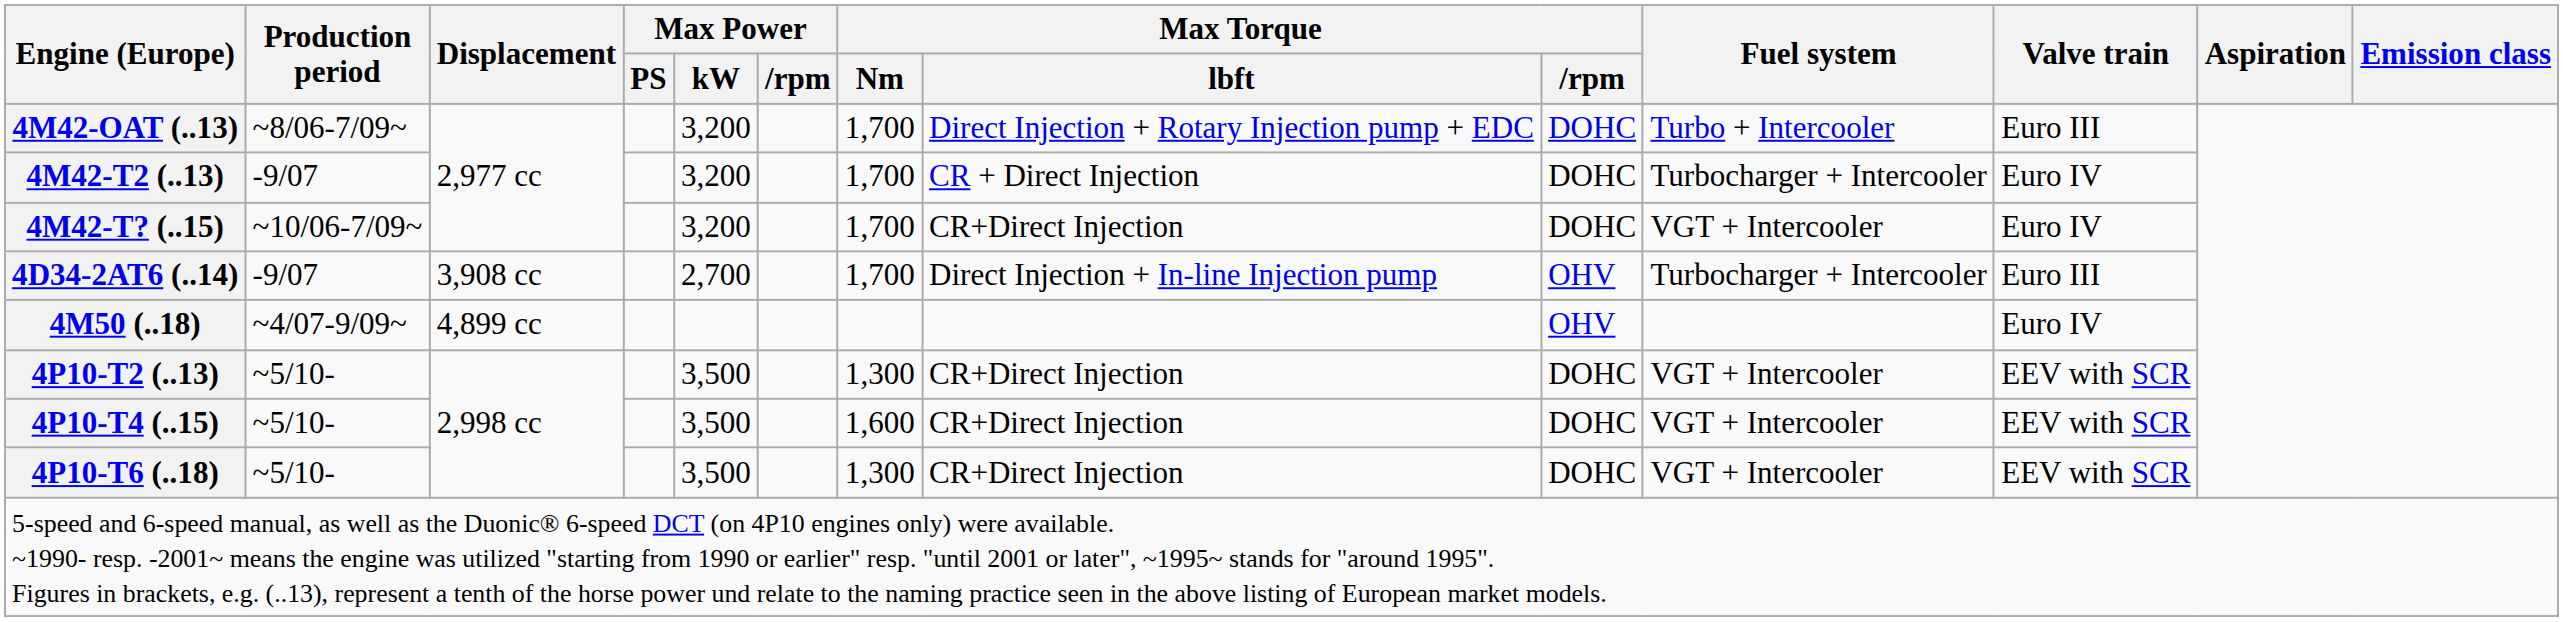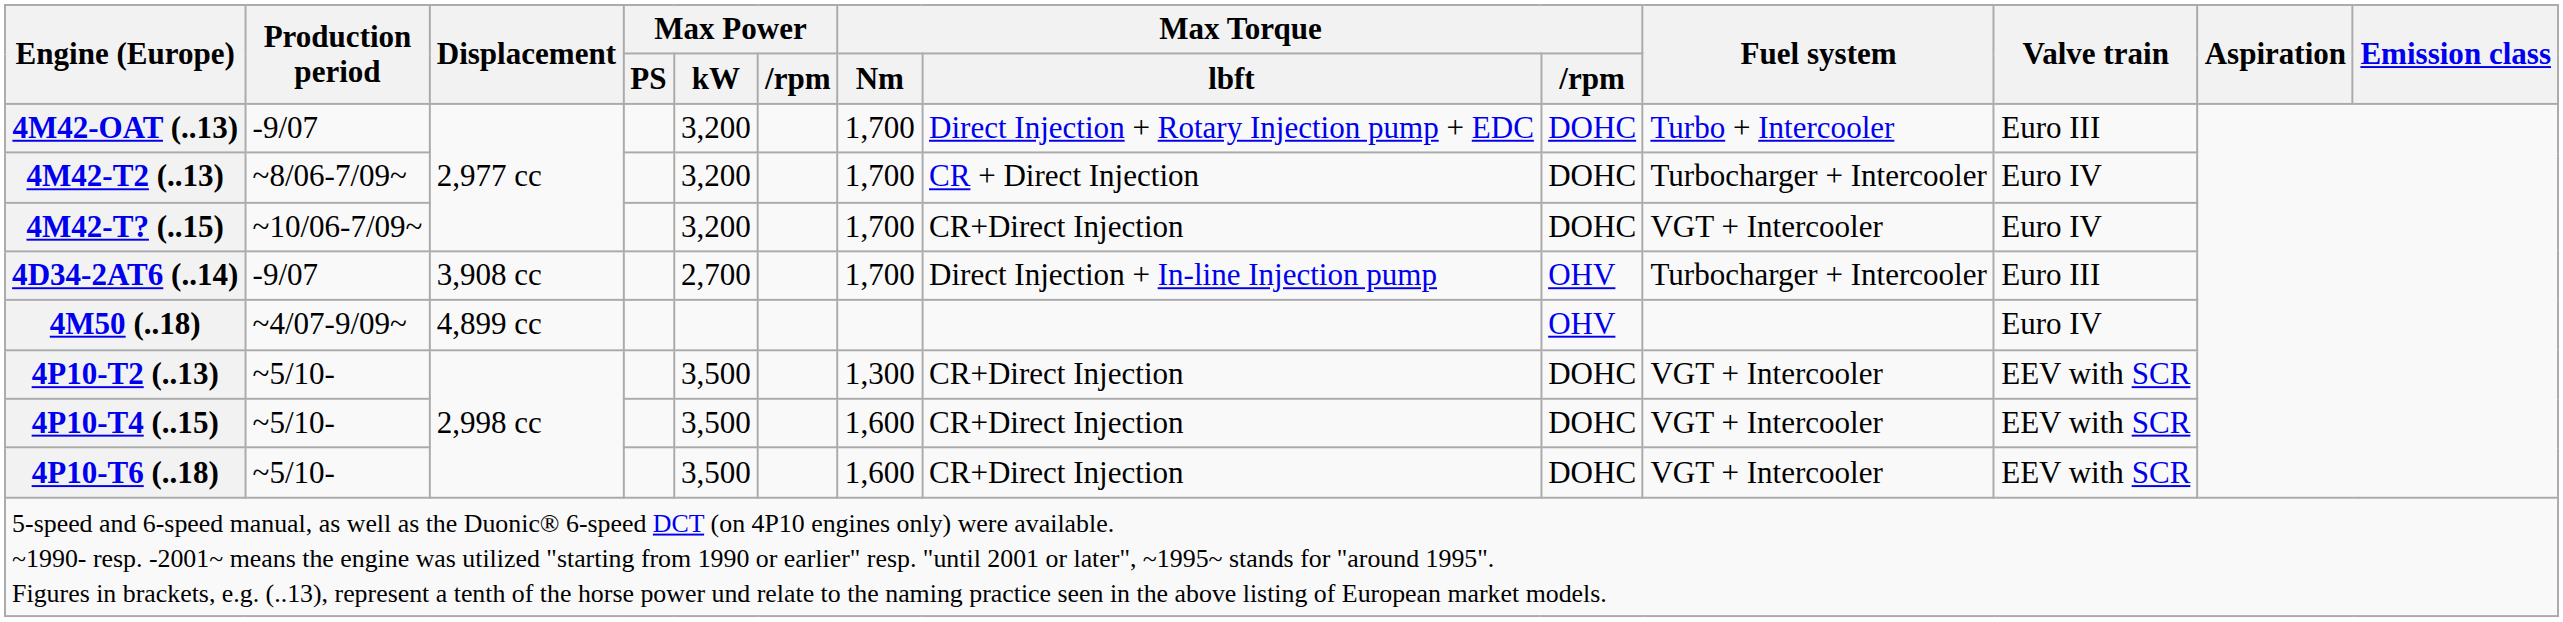(330, 127) ~8/06-7/09~ -> (285, 127) -9/07
(285, 176) -9/07 -> (330, 176) ~8/06-7/09~
(880, 472) 1,300 -> (880, 472) 1,600
